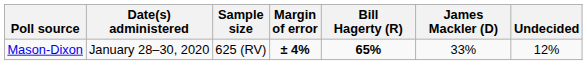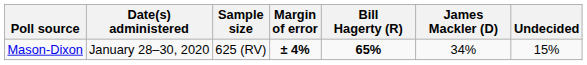(463, 49) 33% -> (463, 49) 34%
(547, 49) 12% -> (547, 49) 15%
